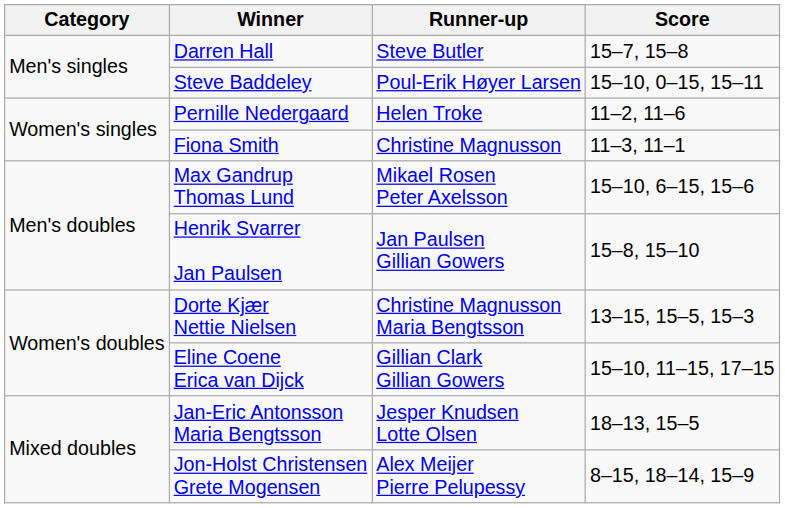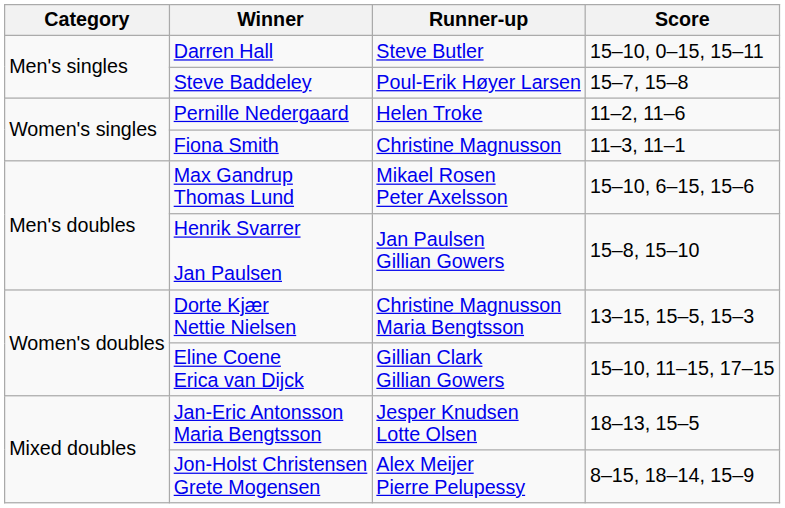(639, 51) 15–7, 15–8 -> (677, 51) 15–10, 0–15, 15–11
(677, 82) 15–10, 0–15, 15–11 -> (639, 82) 15–7, 15–8
